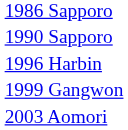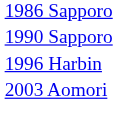- row: (64, 90)
